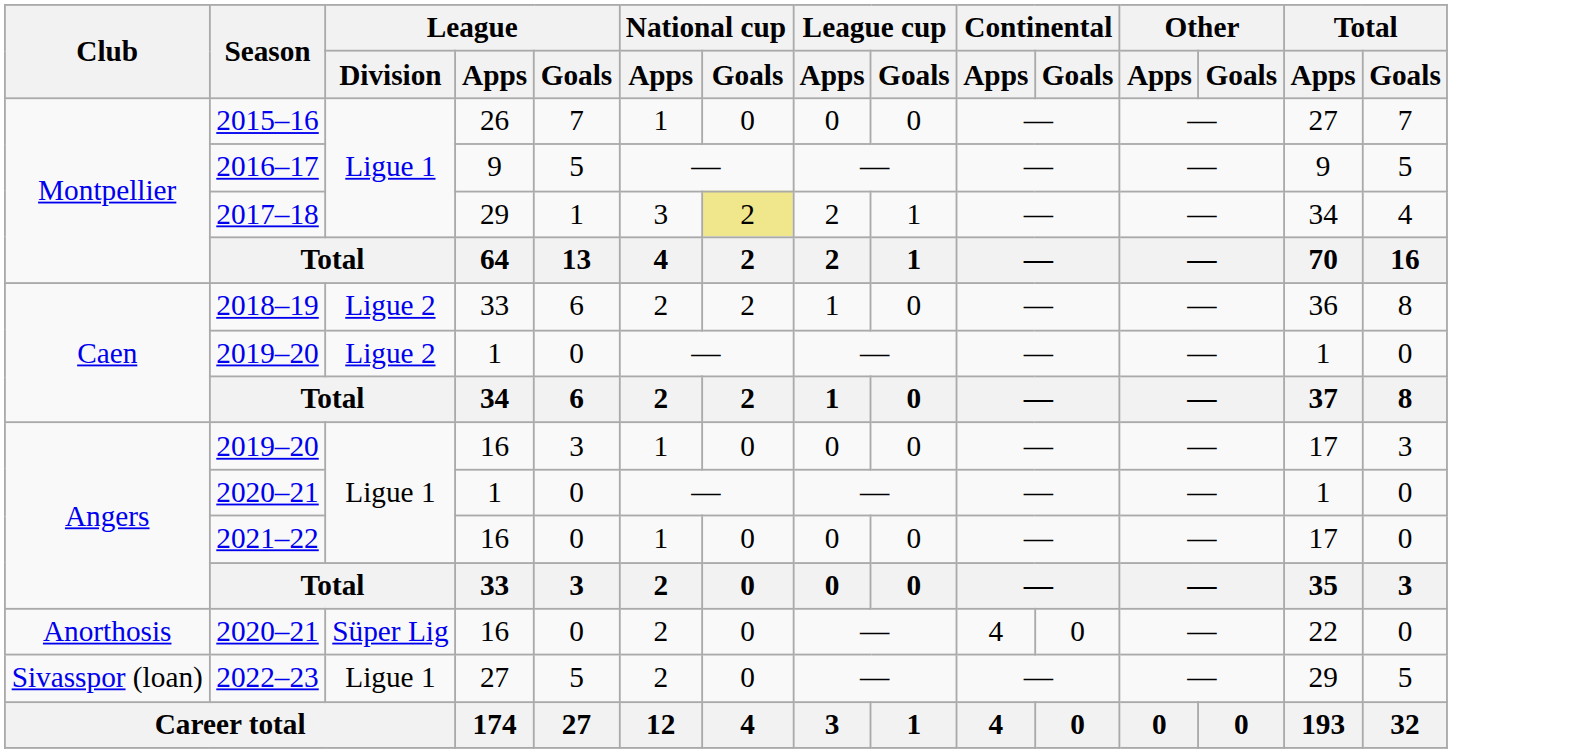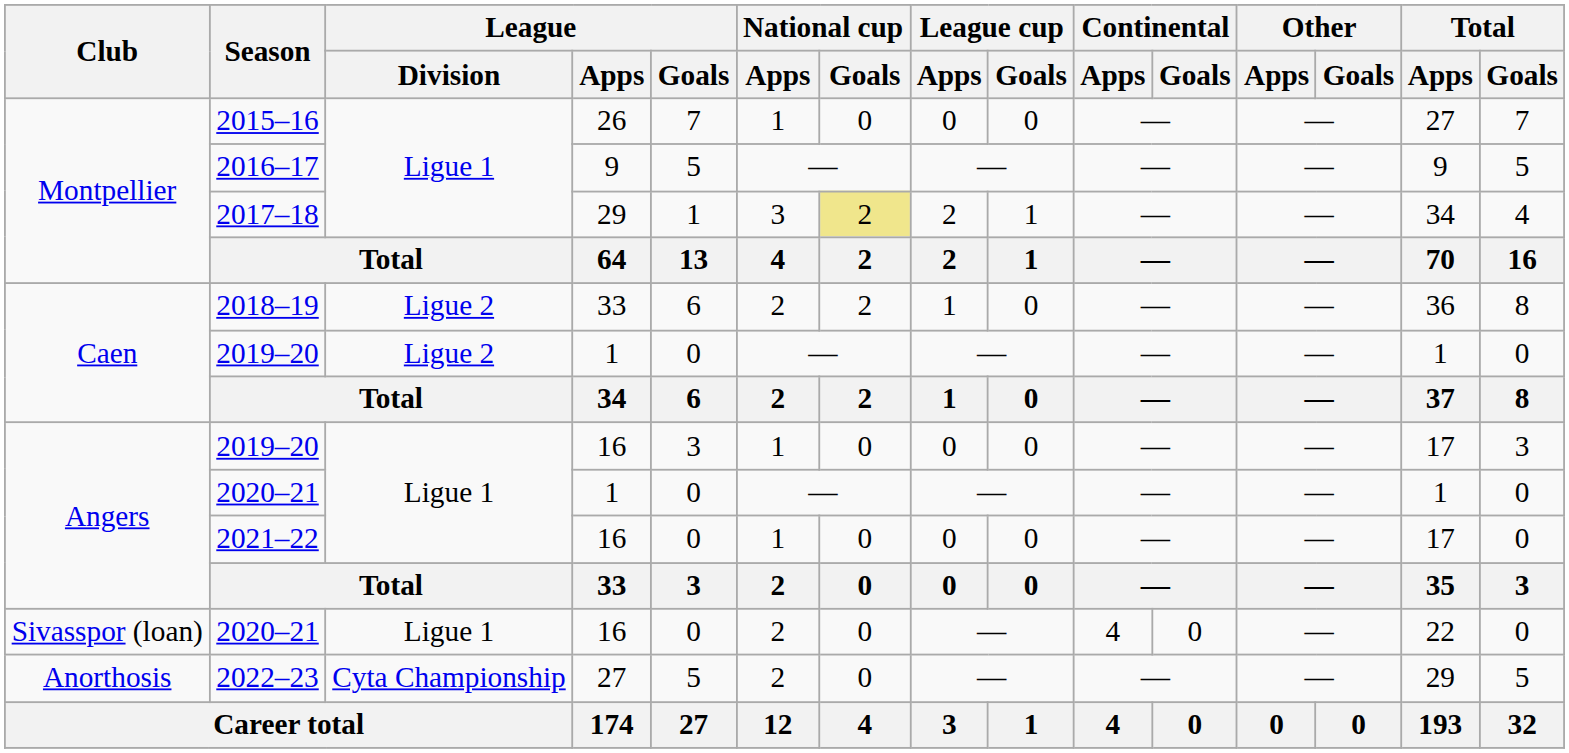(107, 631) Anorthosis -> (107, 631) Sivasspor (loan)
(390, 631) Süper Lig -> (449, 631) Ligue 1
(107, 677) Sivasspor (loan) -> (107, 677) Anorthosis
(390, 677) Ligue 1 -> (449, 677) Cyta Championship
